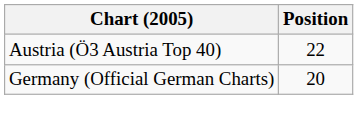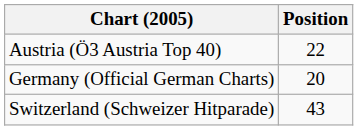+ row: (142, 109)
